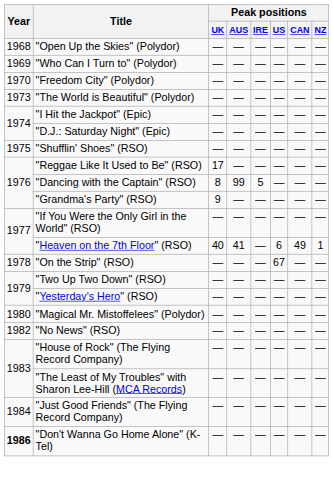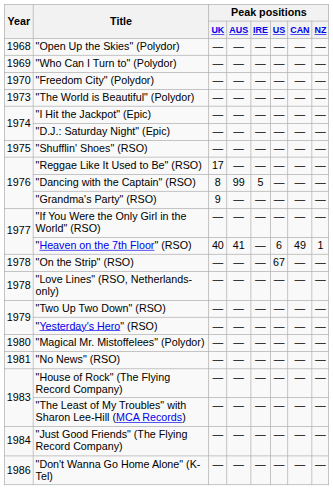+ row: (114, 286)
(19, 331) 1982 -> (19, 360) 1981
(19, 441) bold -> (19, 470) normal
